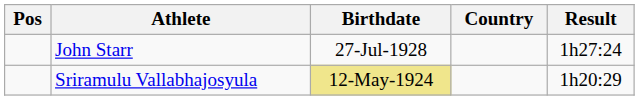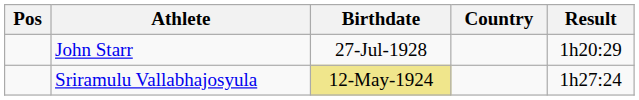(591, 49) 1h27:24 -> (591, 49) 1h20:29
(591, 79) 1h20:29 -> (591, 79) 1h27:24
